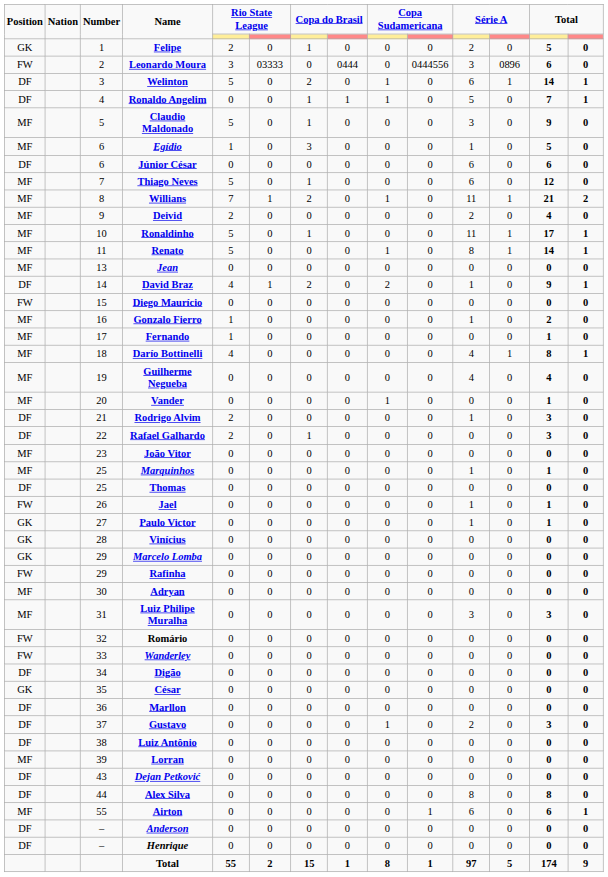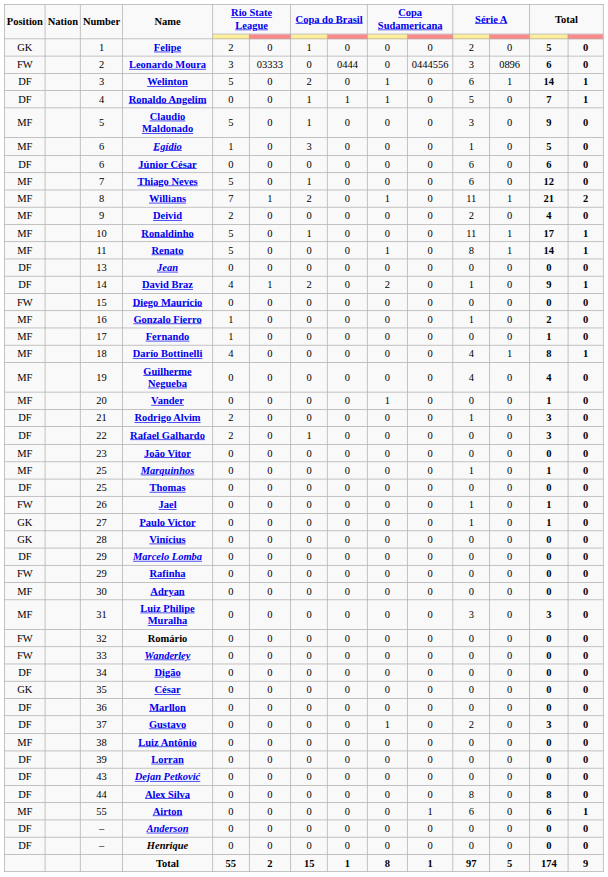(25, 267) MF -> (25, 267) DF
(25, 556) GK -> (25, 556) DF
(25, 742) DF -> (25, 742) MF
(25, 759) MF -> (25, 759) DF
